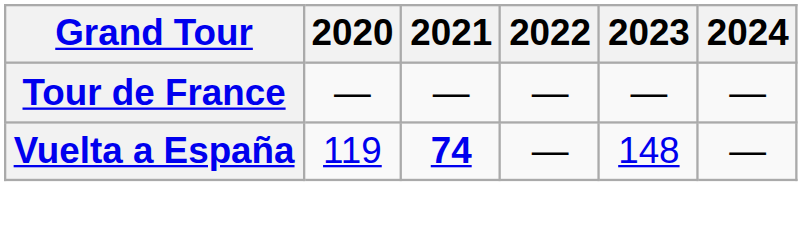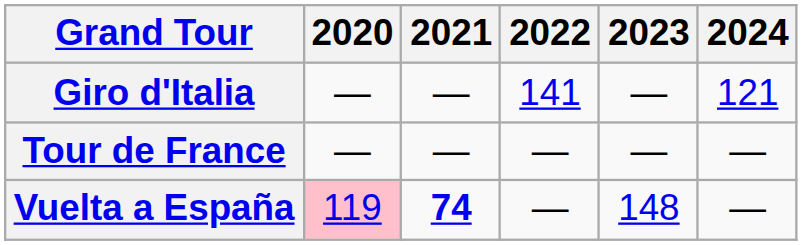+ row: (154, 92)
(352, 150) no background -> (352, 208) pink background
